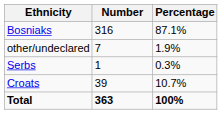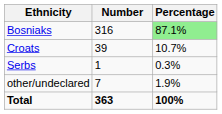(171, 30) no background -> (171, 30) lightgreen background
rows swapped: (23, 83) <-> (48, 48)
